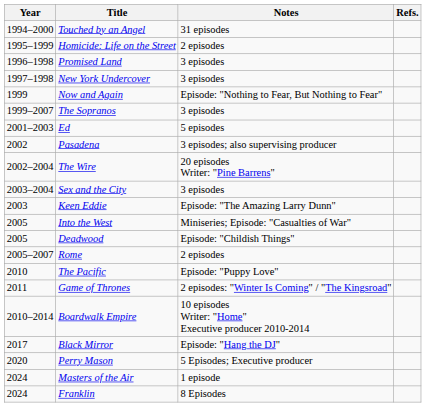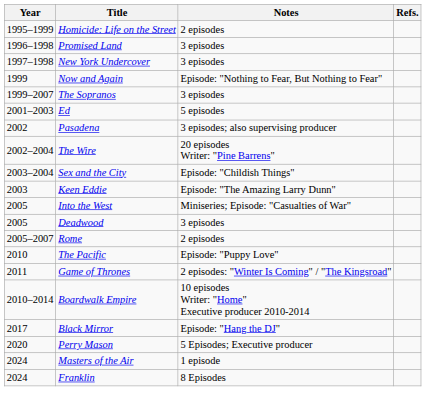- row: (102, 29)
(202, 189) 3 episodes -> (238, 172) Episode: "Childish Things"
(238, 238) Episode: "Childish Things" -> (202, 222) 3 episodes
